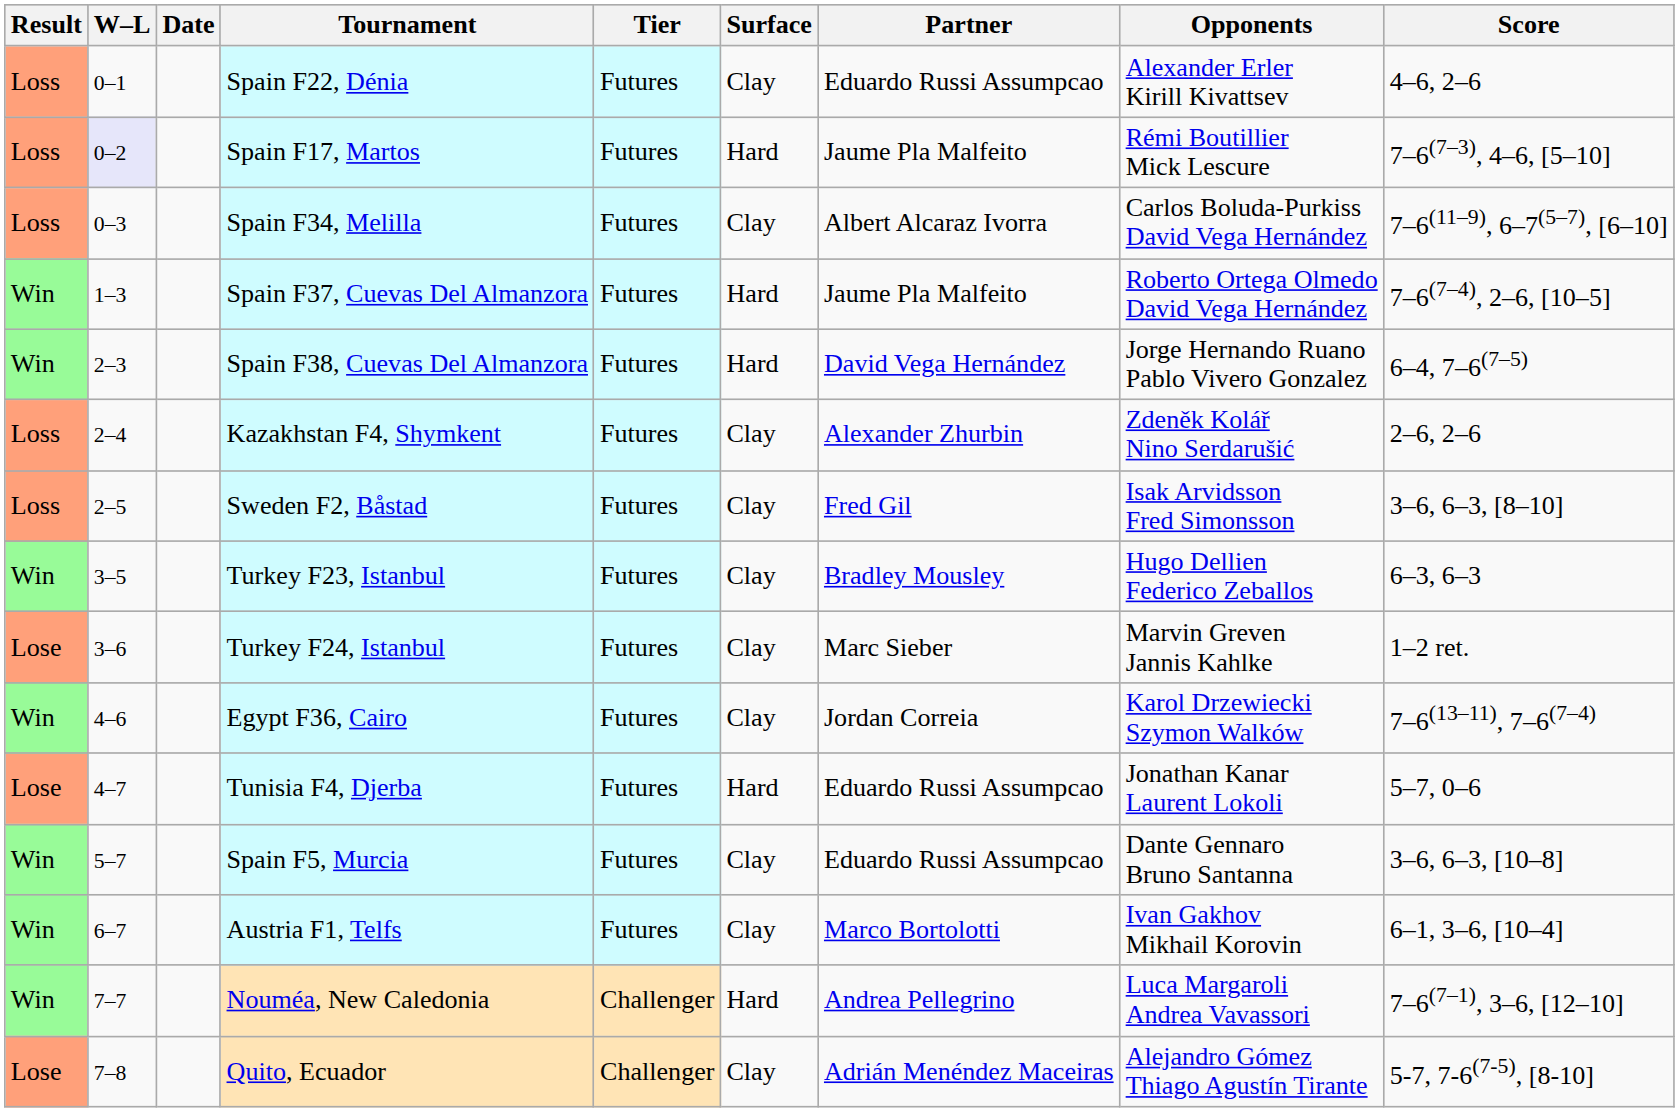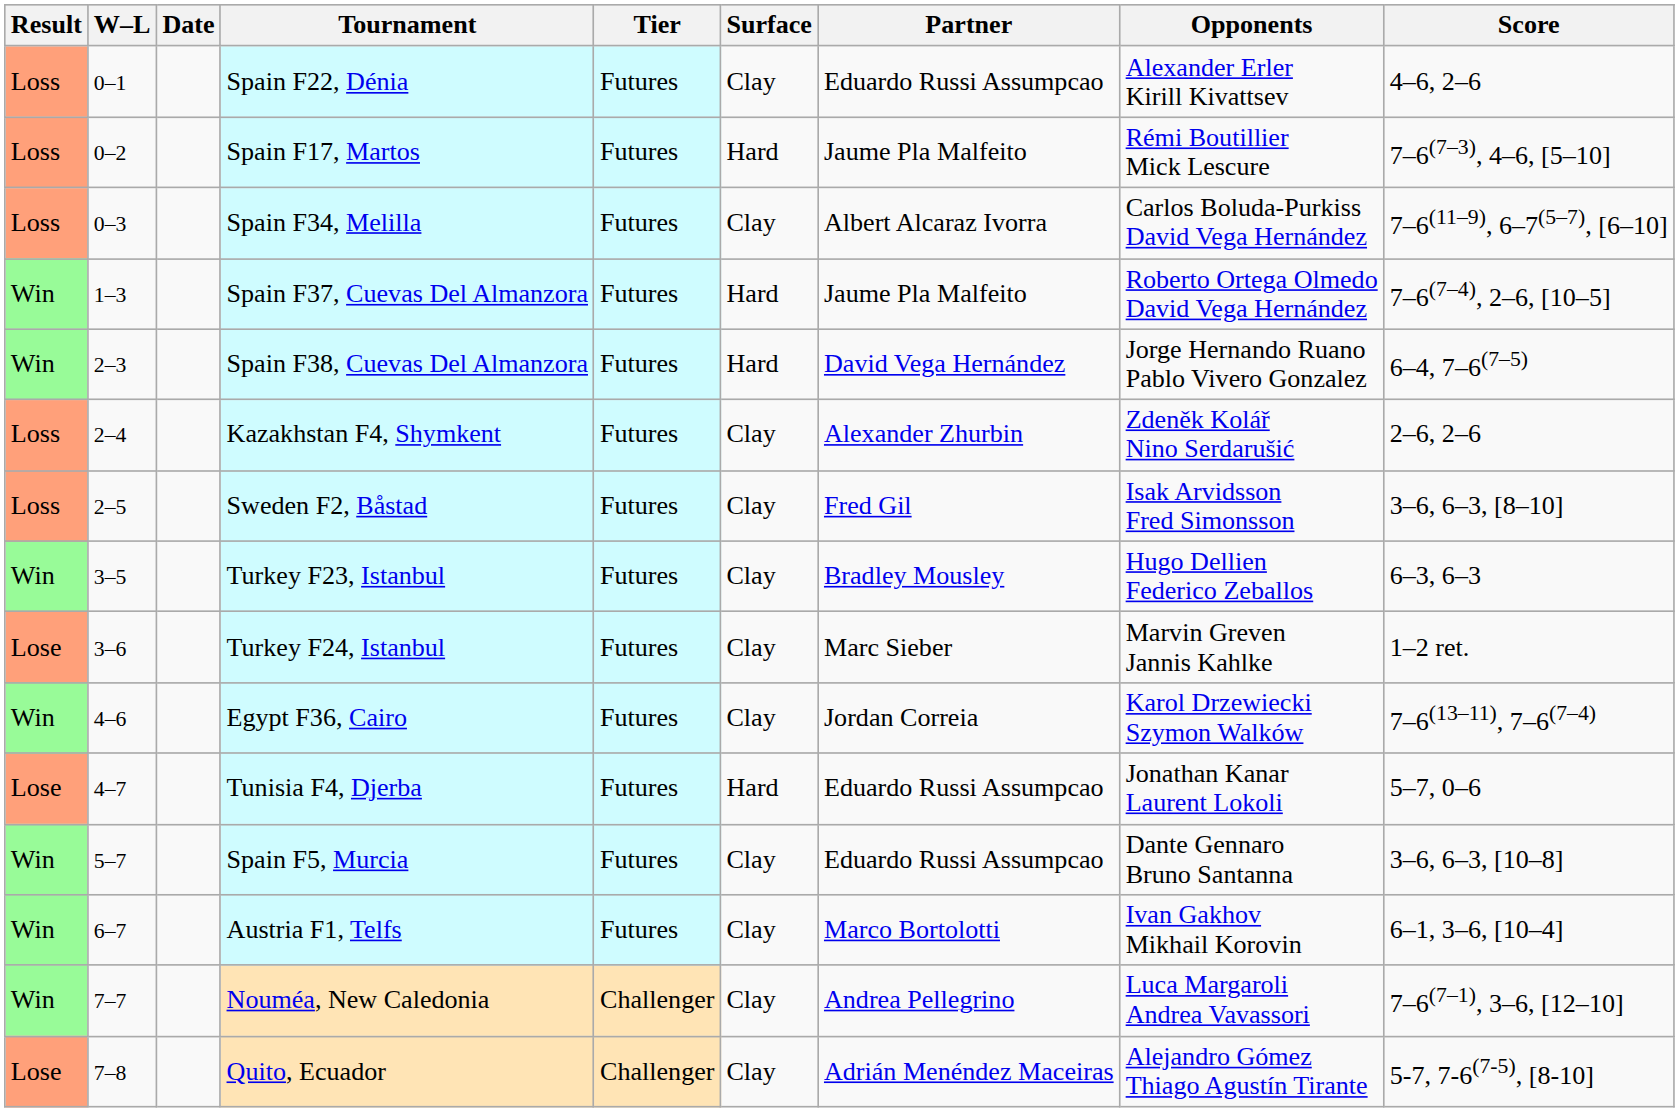(110, 153) lavender background -> (110, 153) no background
(753, 1000) Hard -> (751, 1000) Clay
